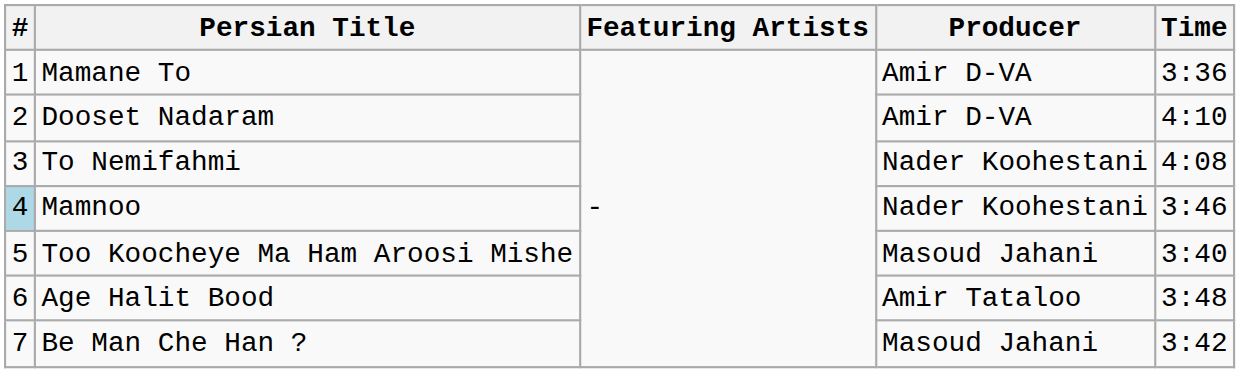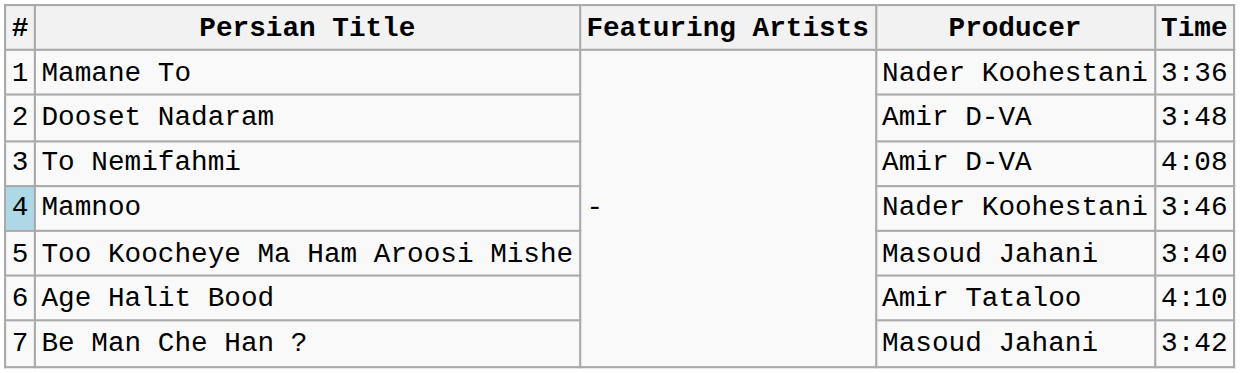(957, 73) Amir D-VA -> (1015, 73) Nader Koohestani
(1194, 118) 4:10 -> (1194, 118) 3:48
(1015, 163) Nader Koohestani -> (957, 163) Amir D-VA
(1194, 298) 3:48 -> (1194, 298) 4:10
